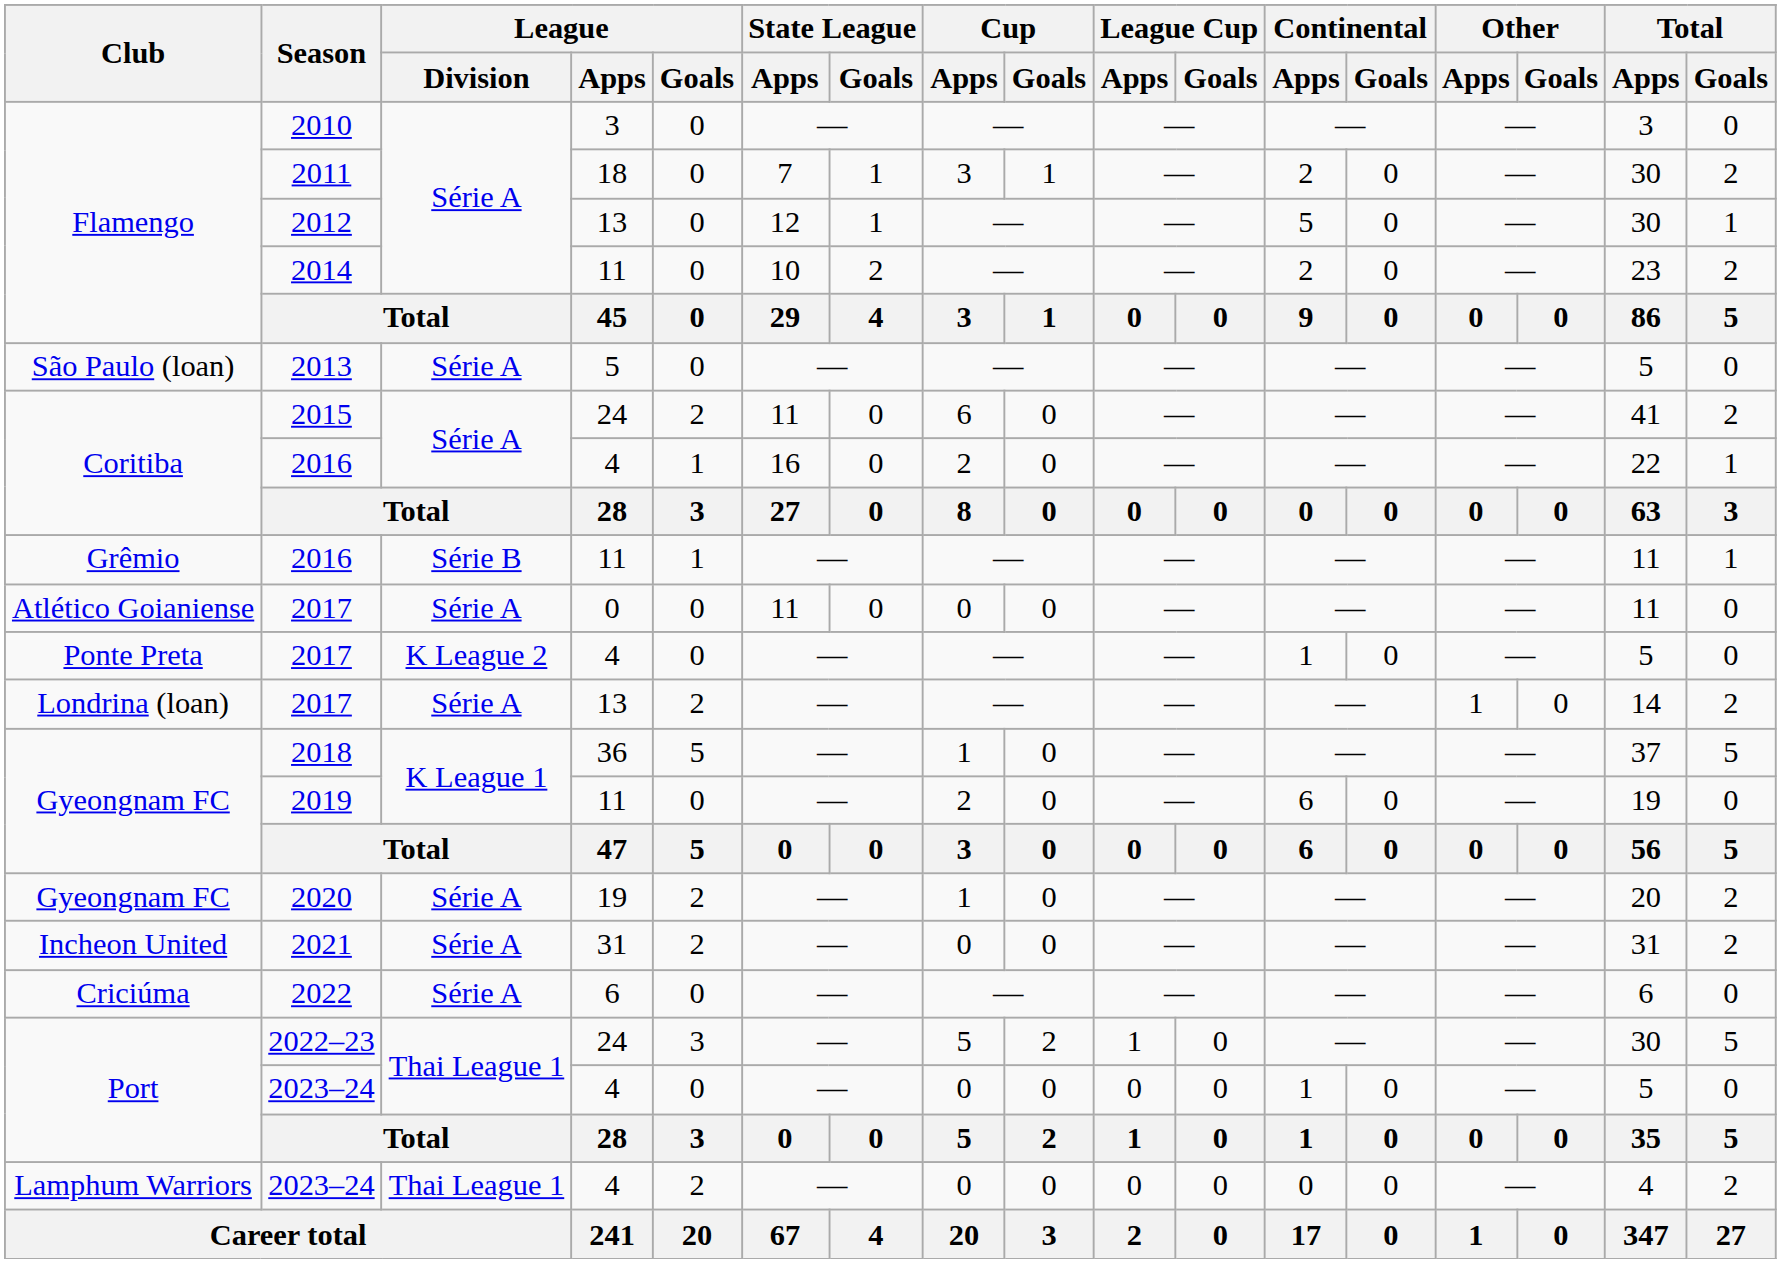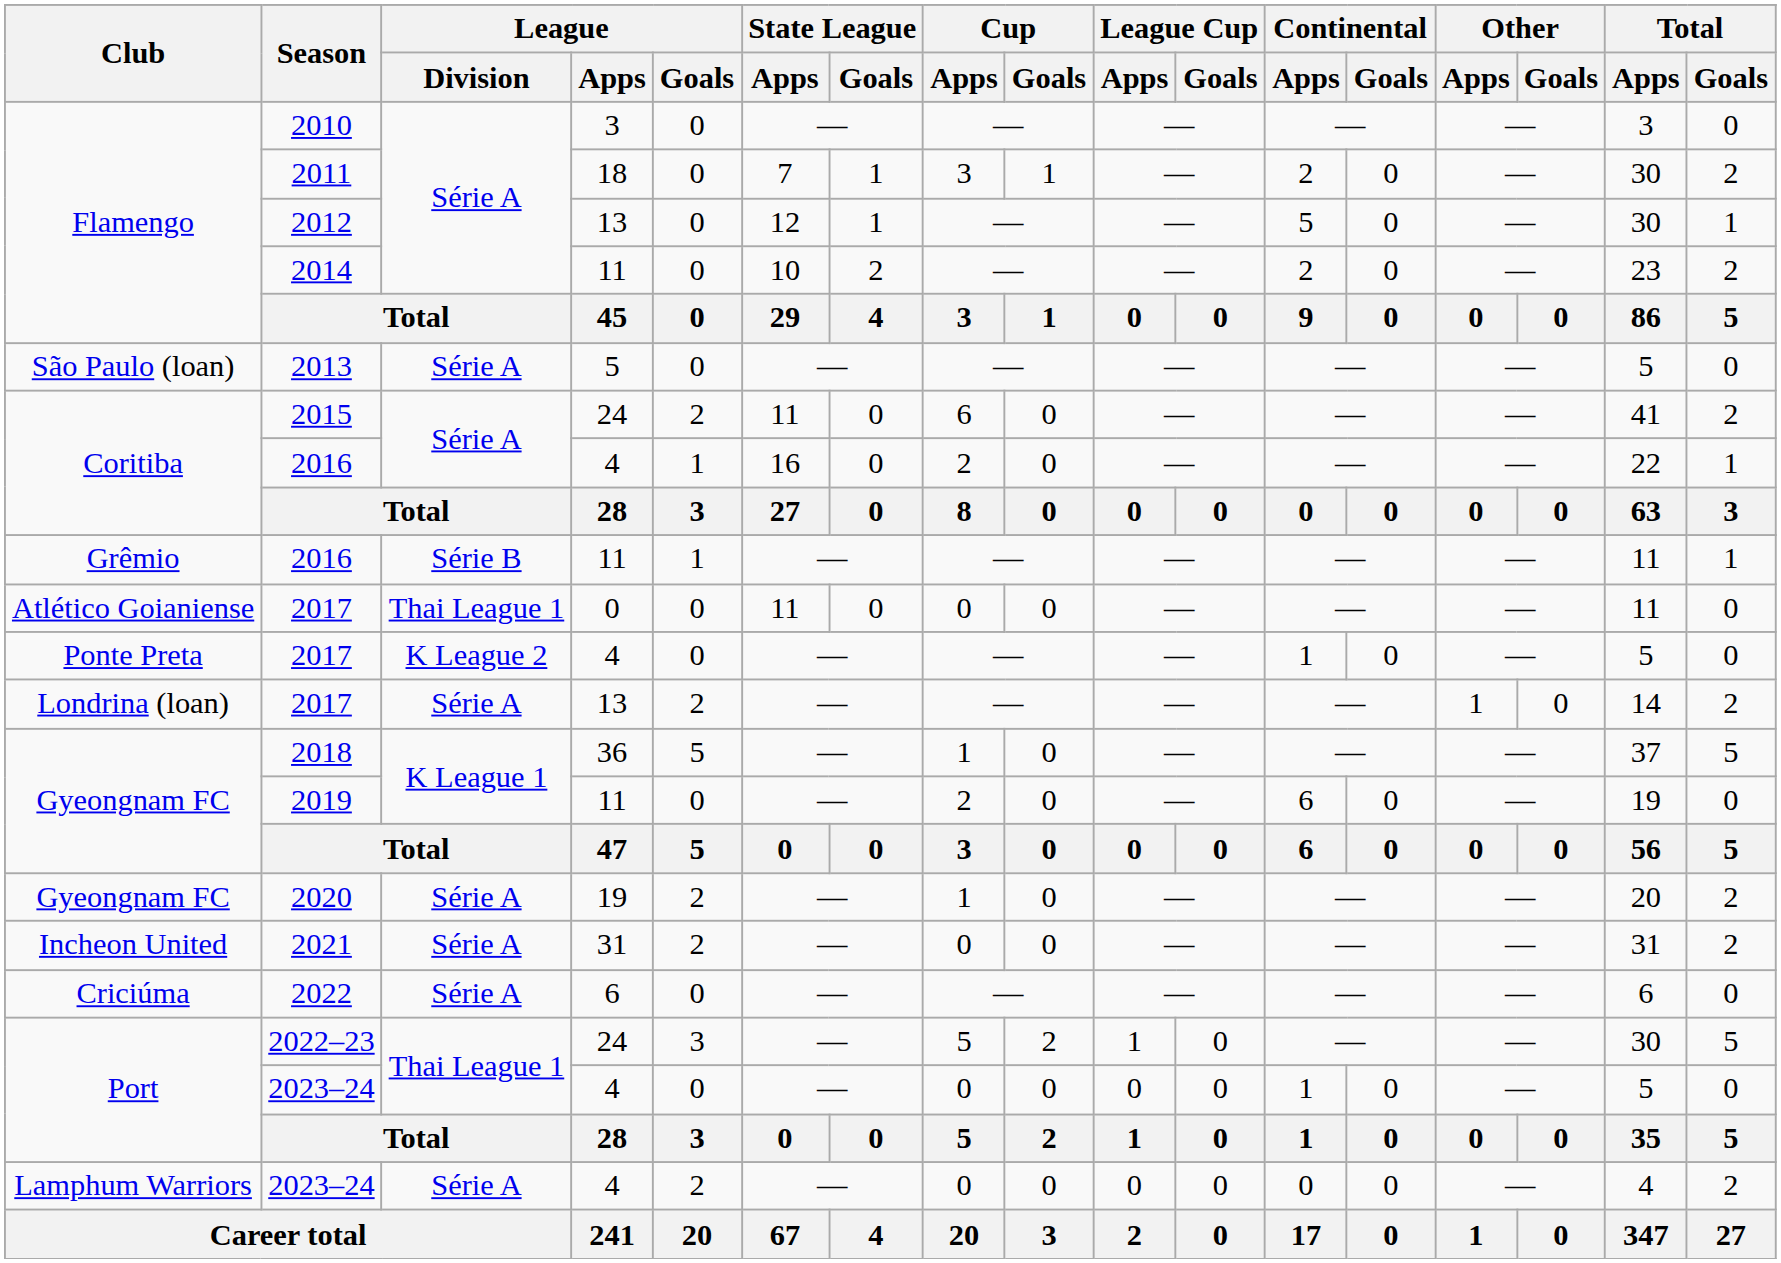(476, 607) Série A -> (476, 607) Thai League 1
(476, 1185) Thai League 1 -> (476, 1185) Série A
